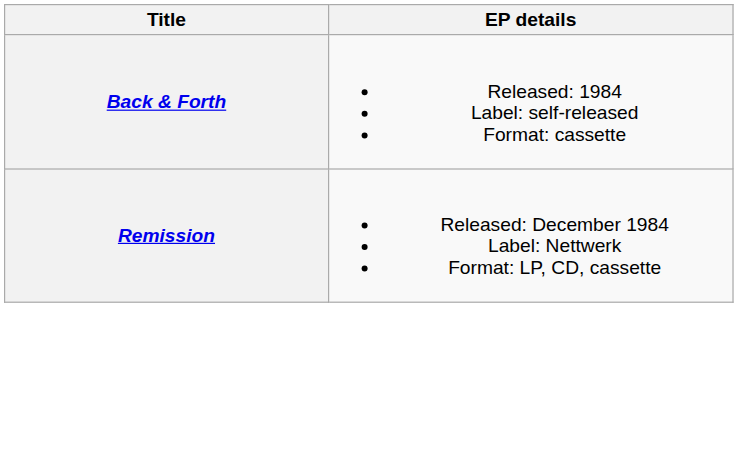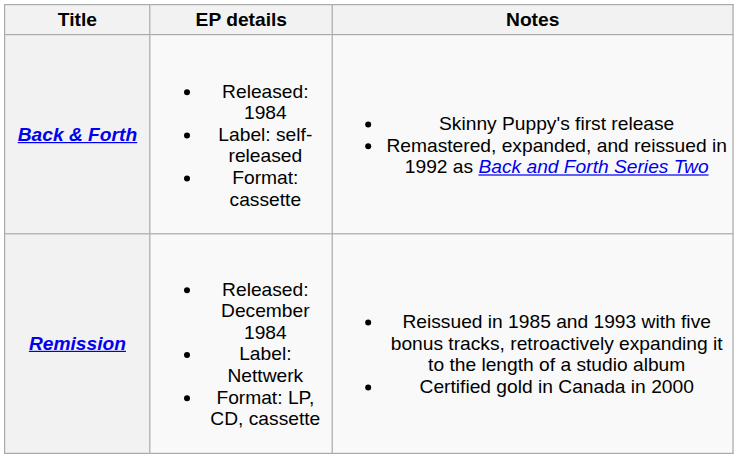+ column: (533, 19)
